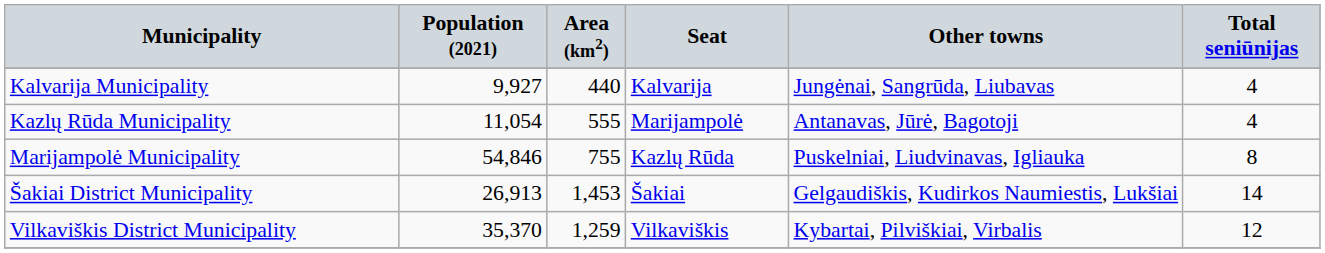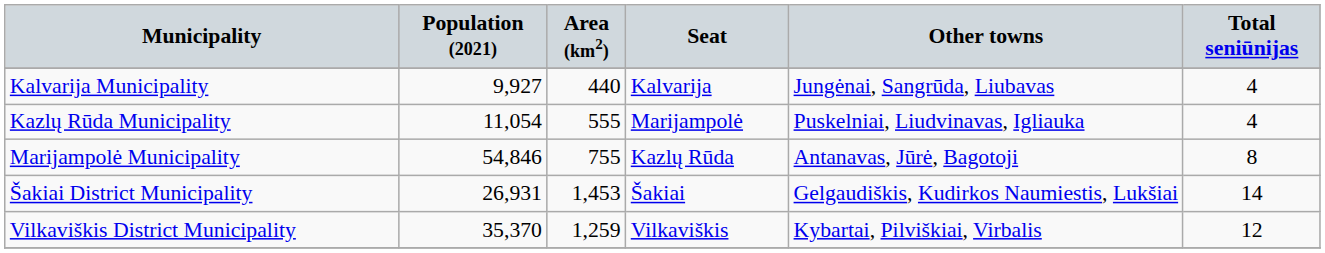(906, 121) Antanavas, Jūrė, Bagotoji -> (939, 121) Puskelniai, Liudvinavas, Igliauka
(939, 157) Puskelniai, Liudvinavas, Igliauka -> (906, 157) Antanavas, Jūrė, Bagotoji
(512, 193) 26,913 -> (512, 193) 26,931
